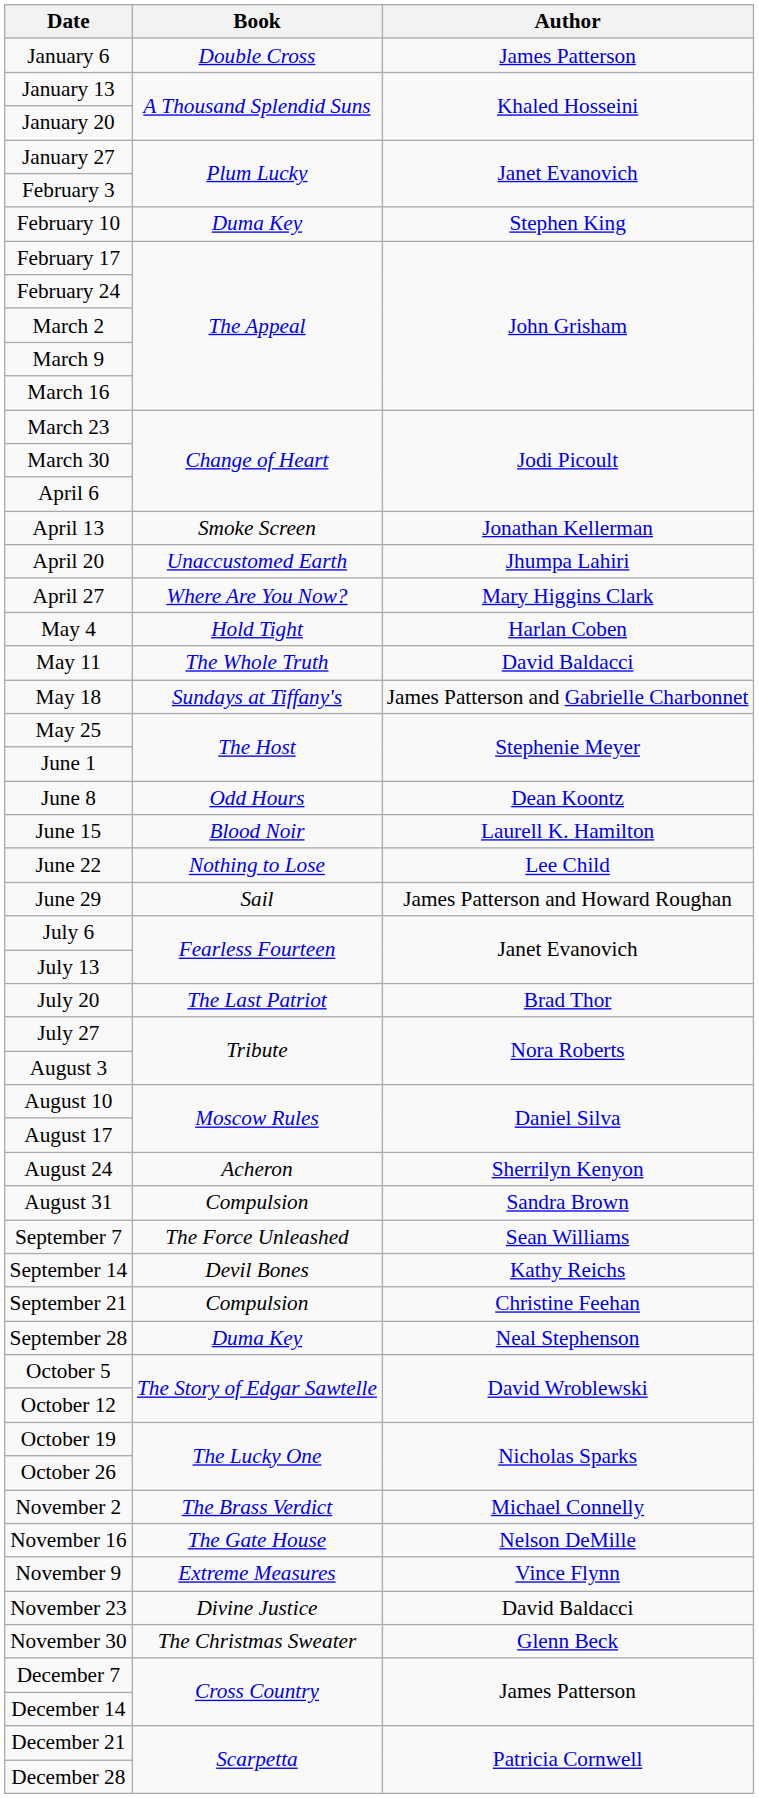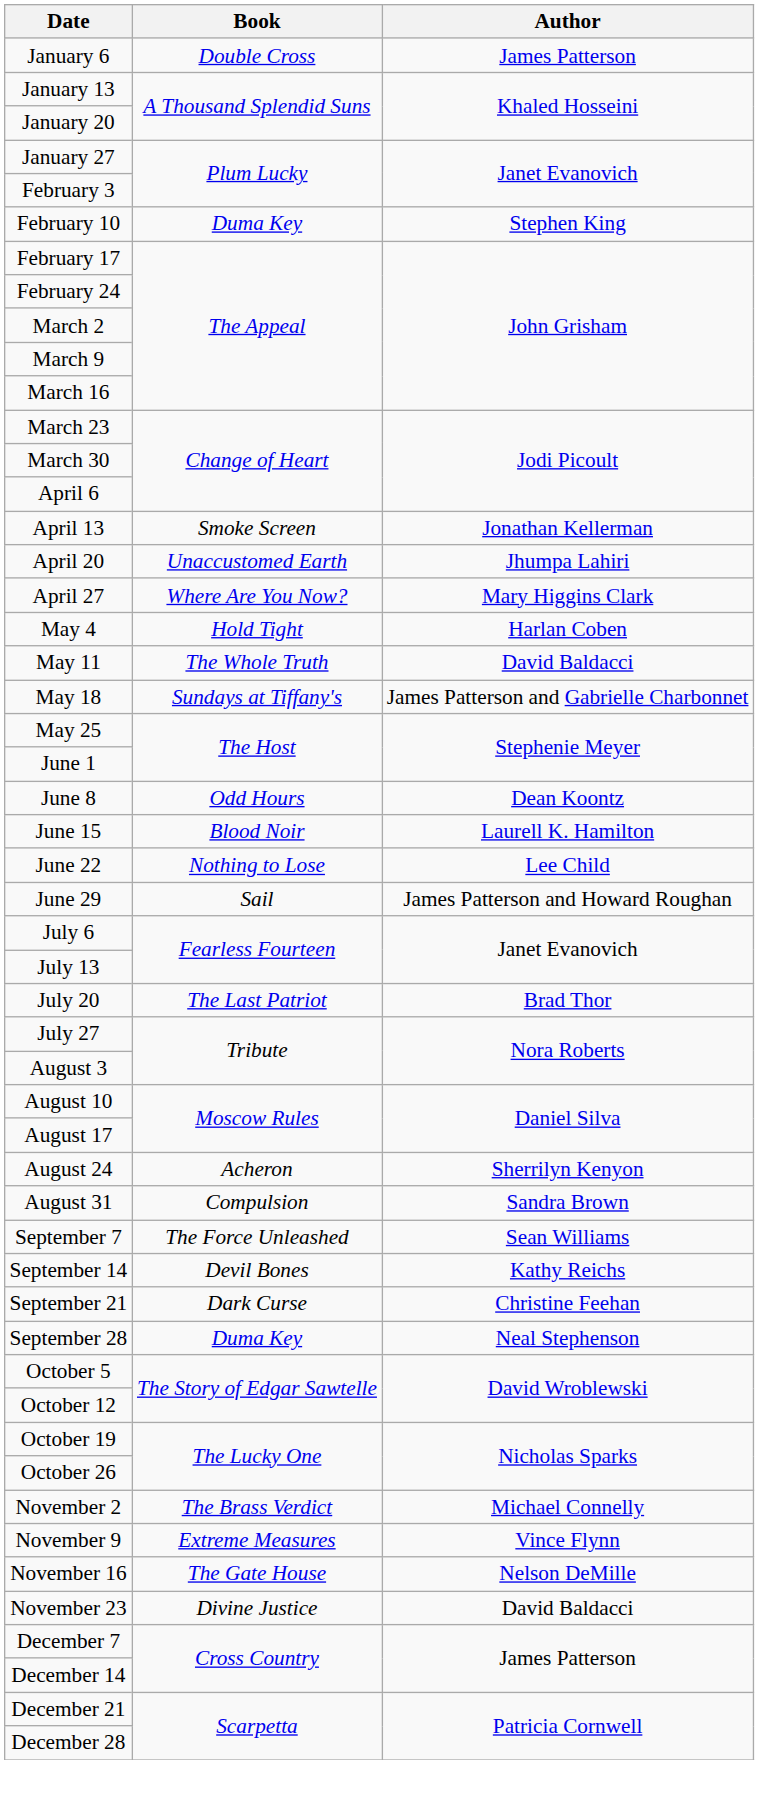(257, 1303) Compulsion -> (257, 1303) Dark Curse
rows swapped: (68, 1573) <-> (68, 1540)
- row: (68, 1641)
